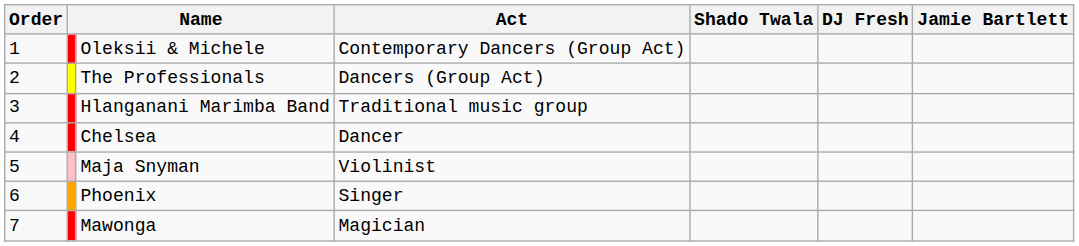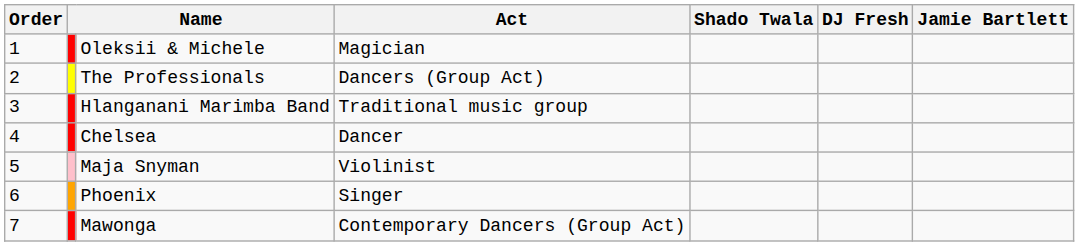(512, 49) Contemporary Dancers (Group Act) -> (382, 49) Magician
(382, 226) Magician -> (512, 226) Contemporary Dancers (Group Act)
